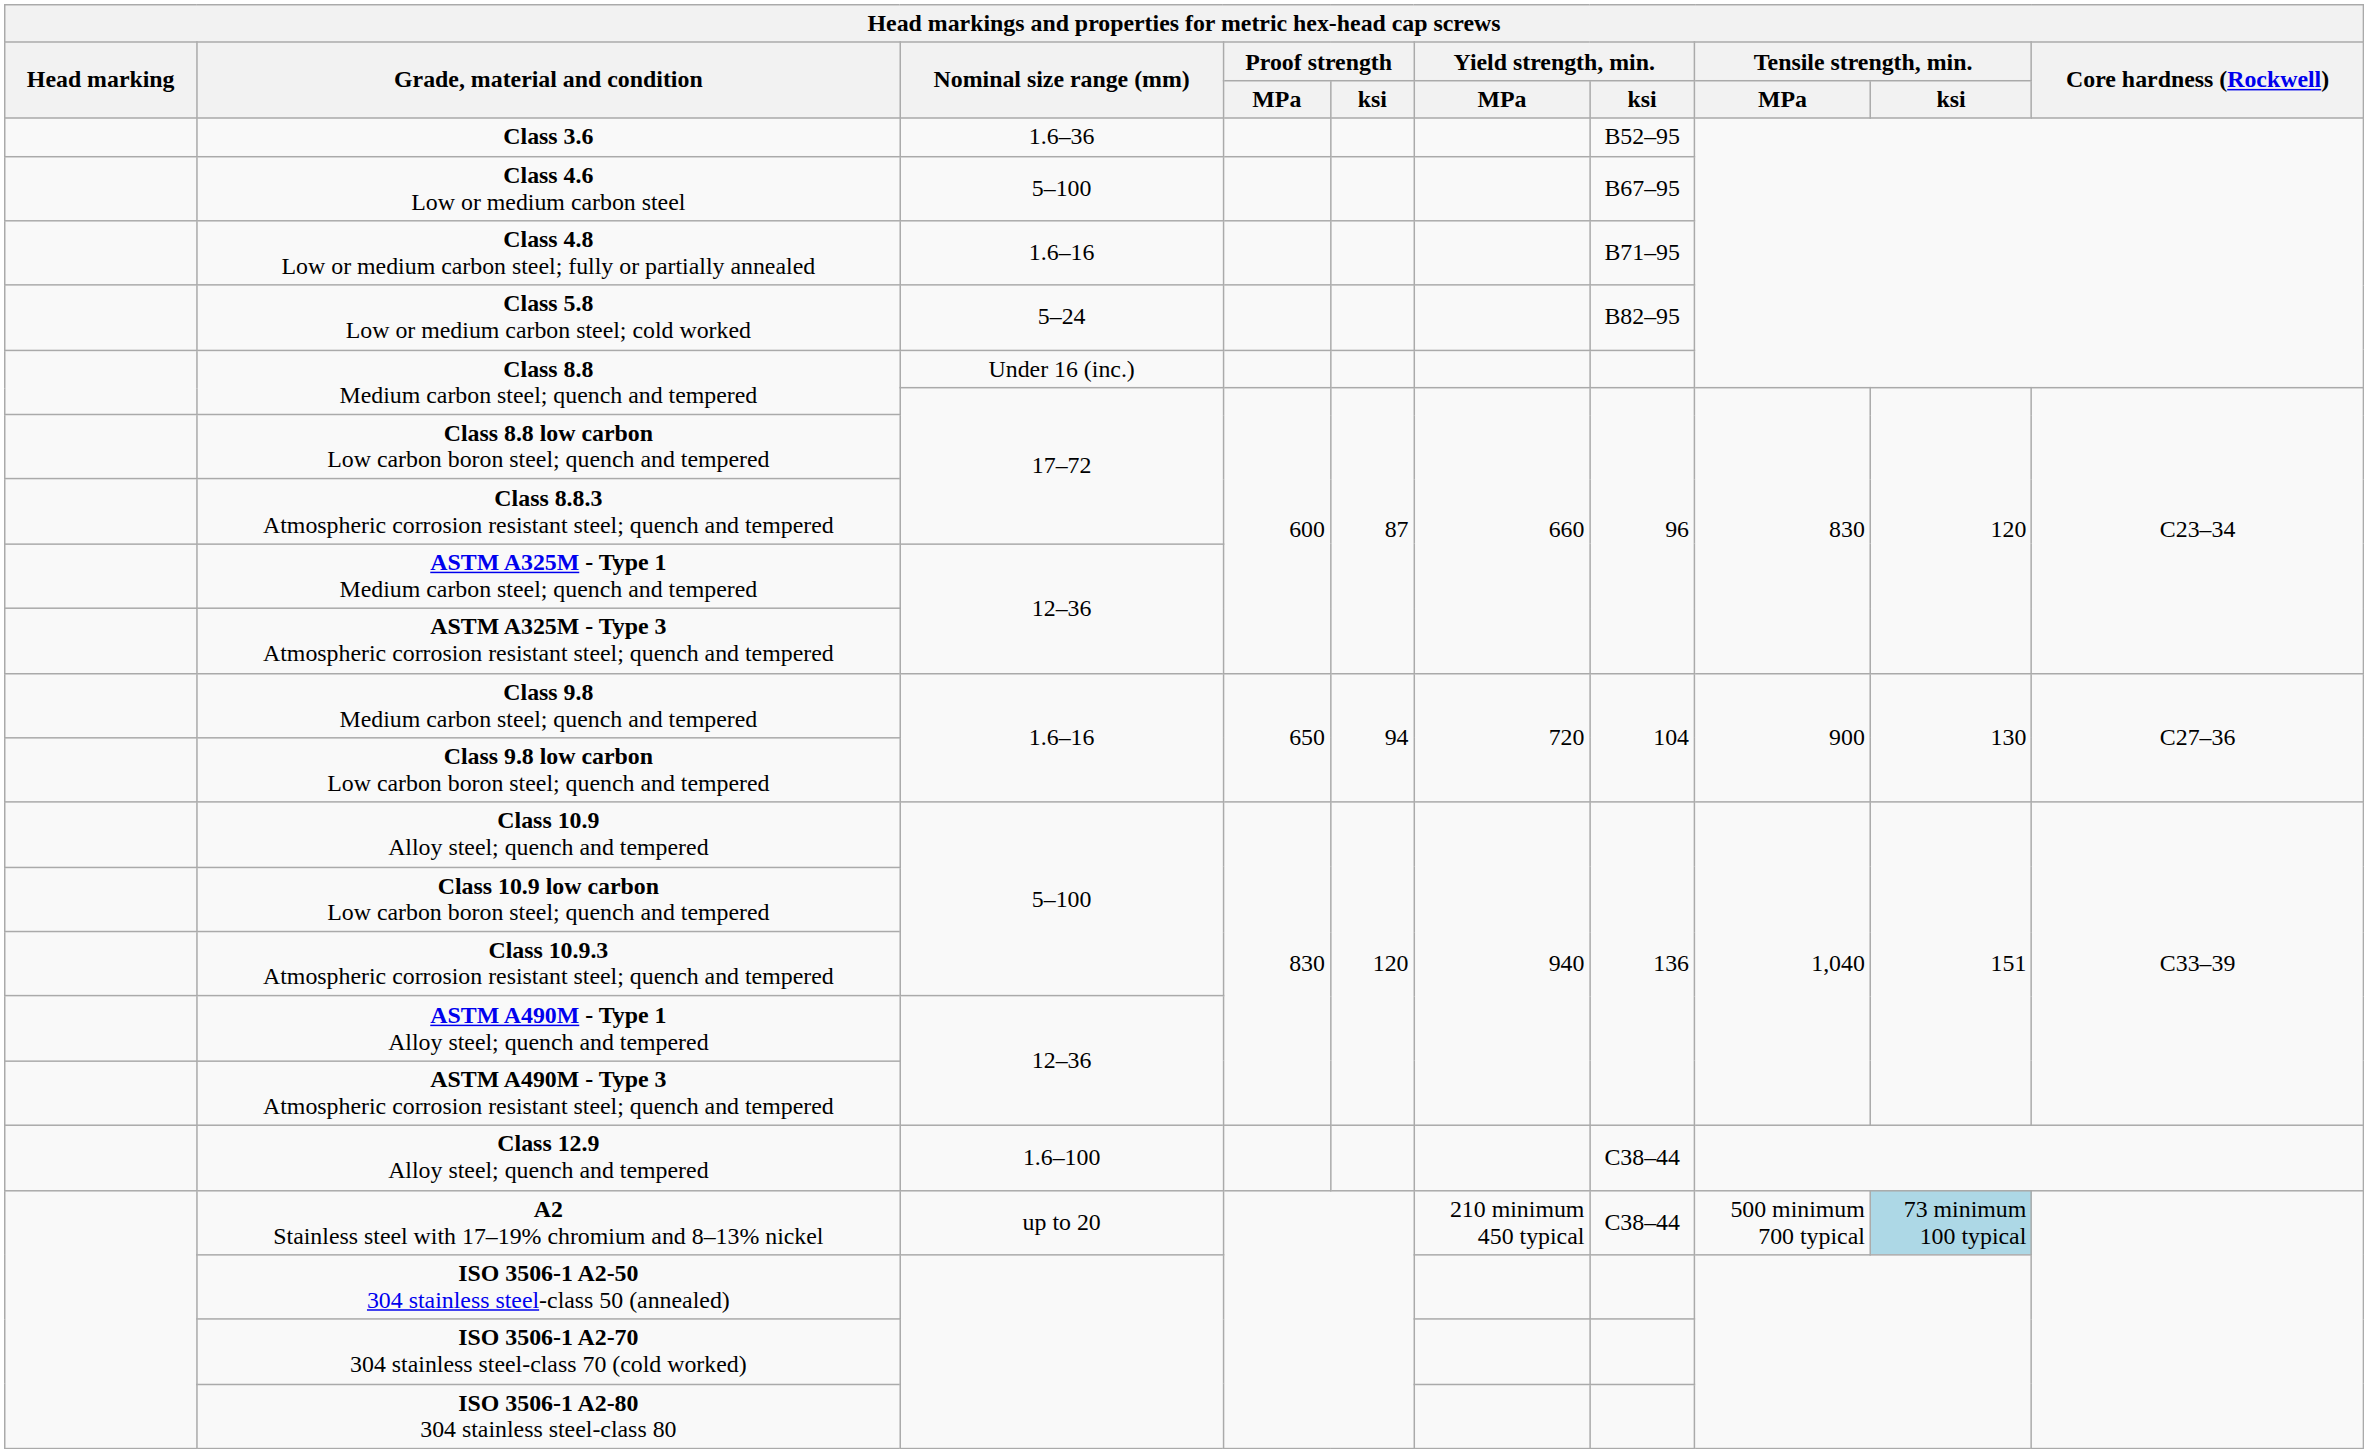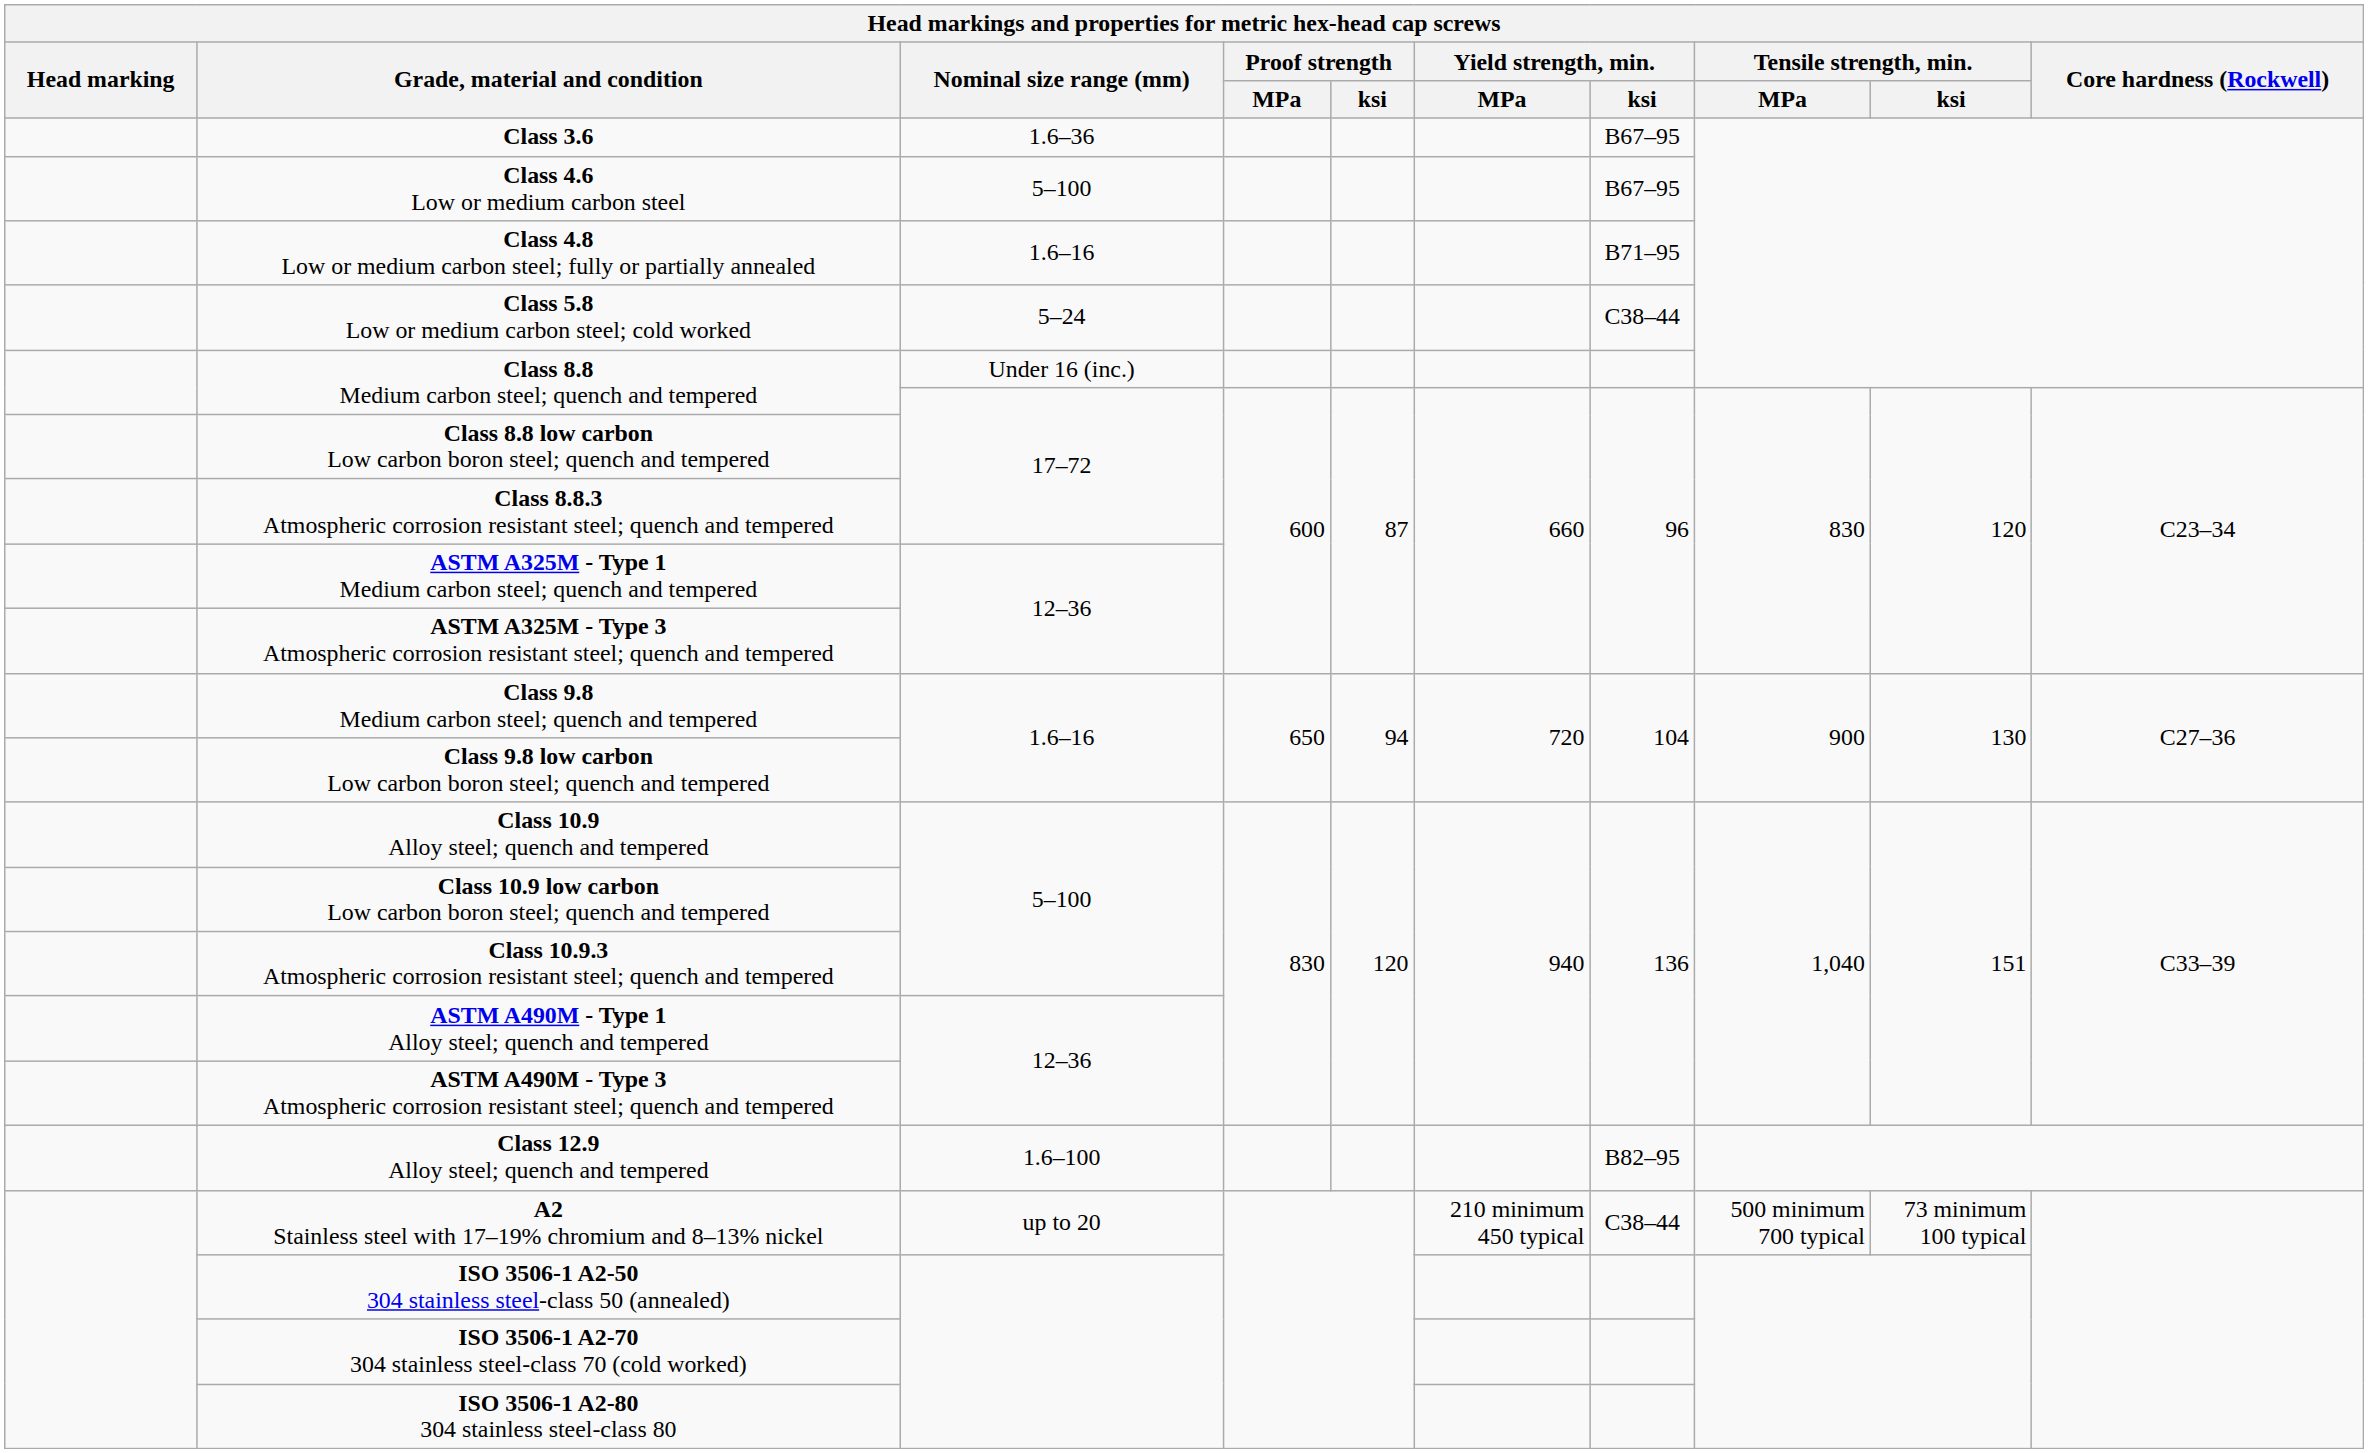(1642, 136) B52–95 -> (1642, 136) B67–95
(1642, 317) B82–95 -> (1642, 317) C38–44
(1642, 1157) C38–44 -> (1642, 1157) B82–95
(1965, 1222) lightblue background -> (1965, 1222) no background
